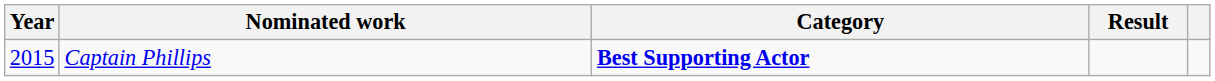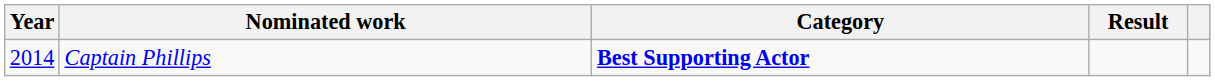(32, 57) 2015 -> (32, 57) 2014
